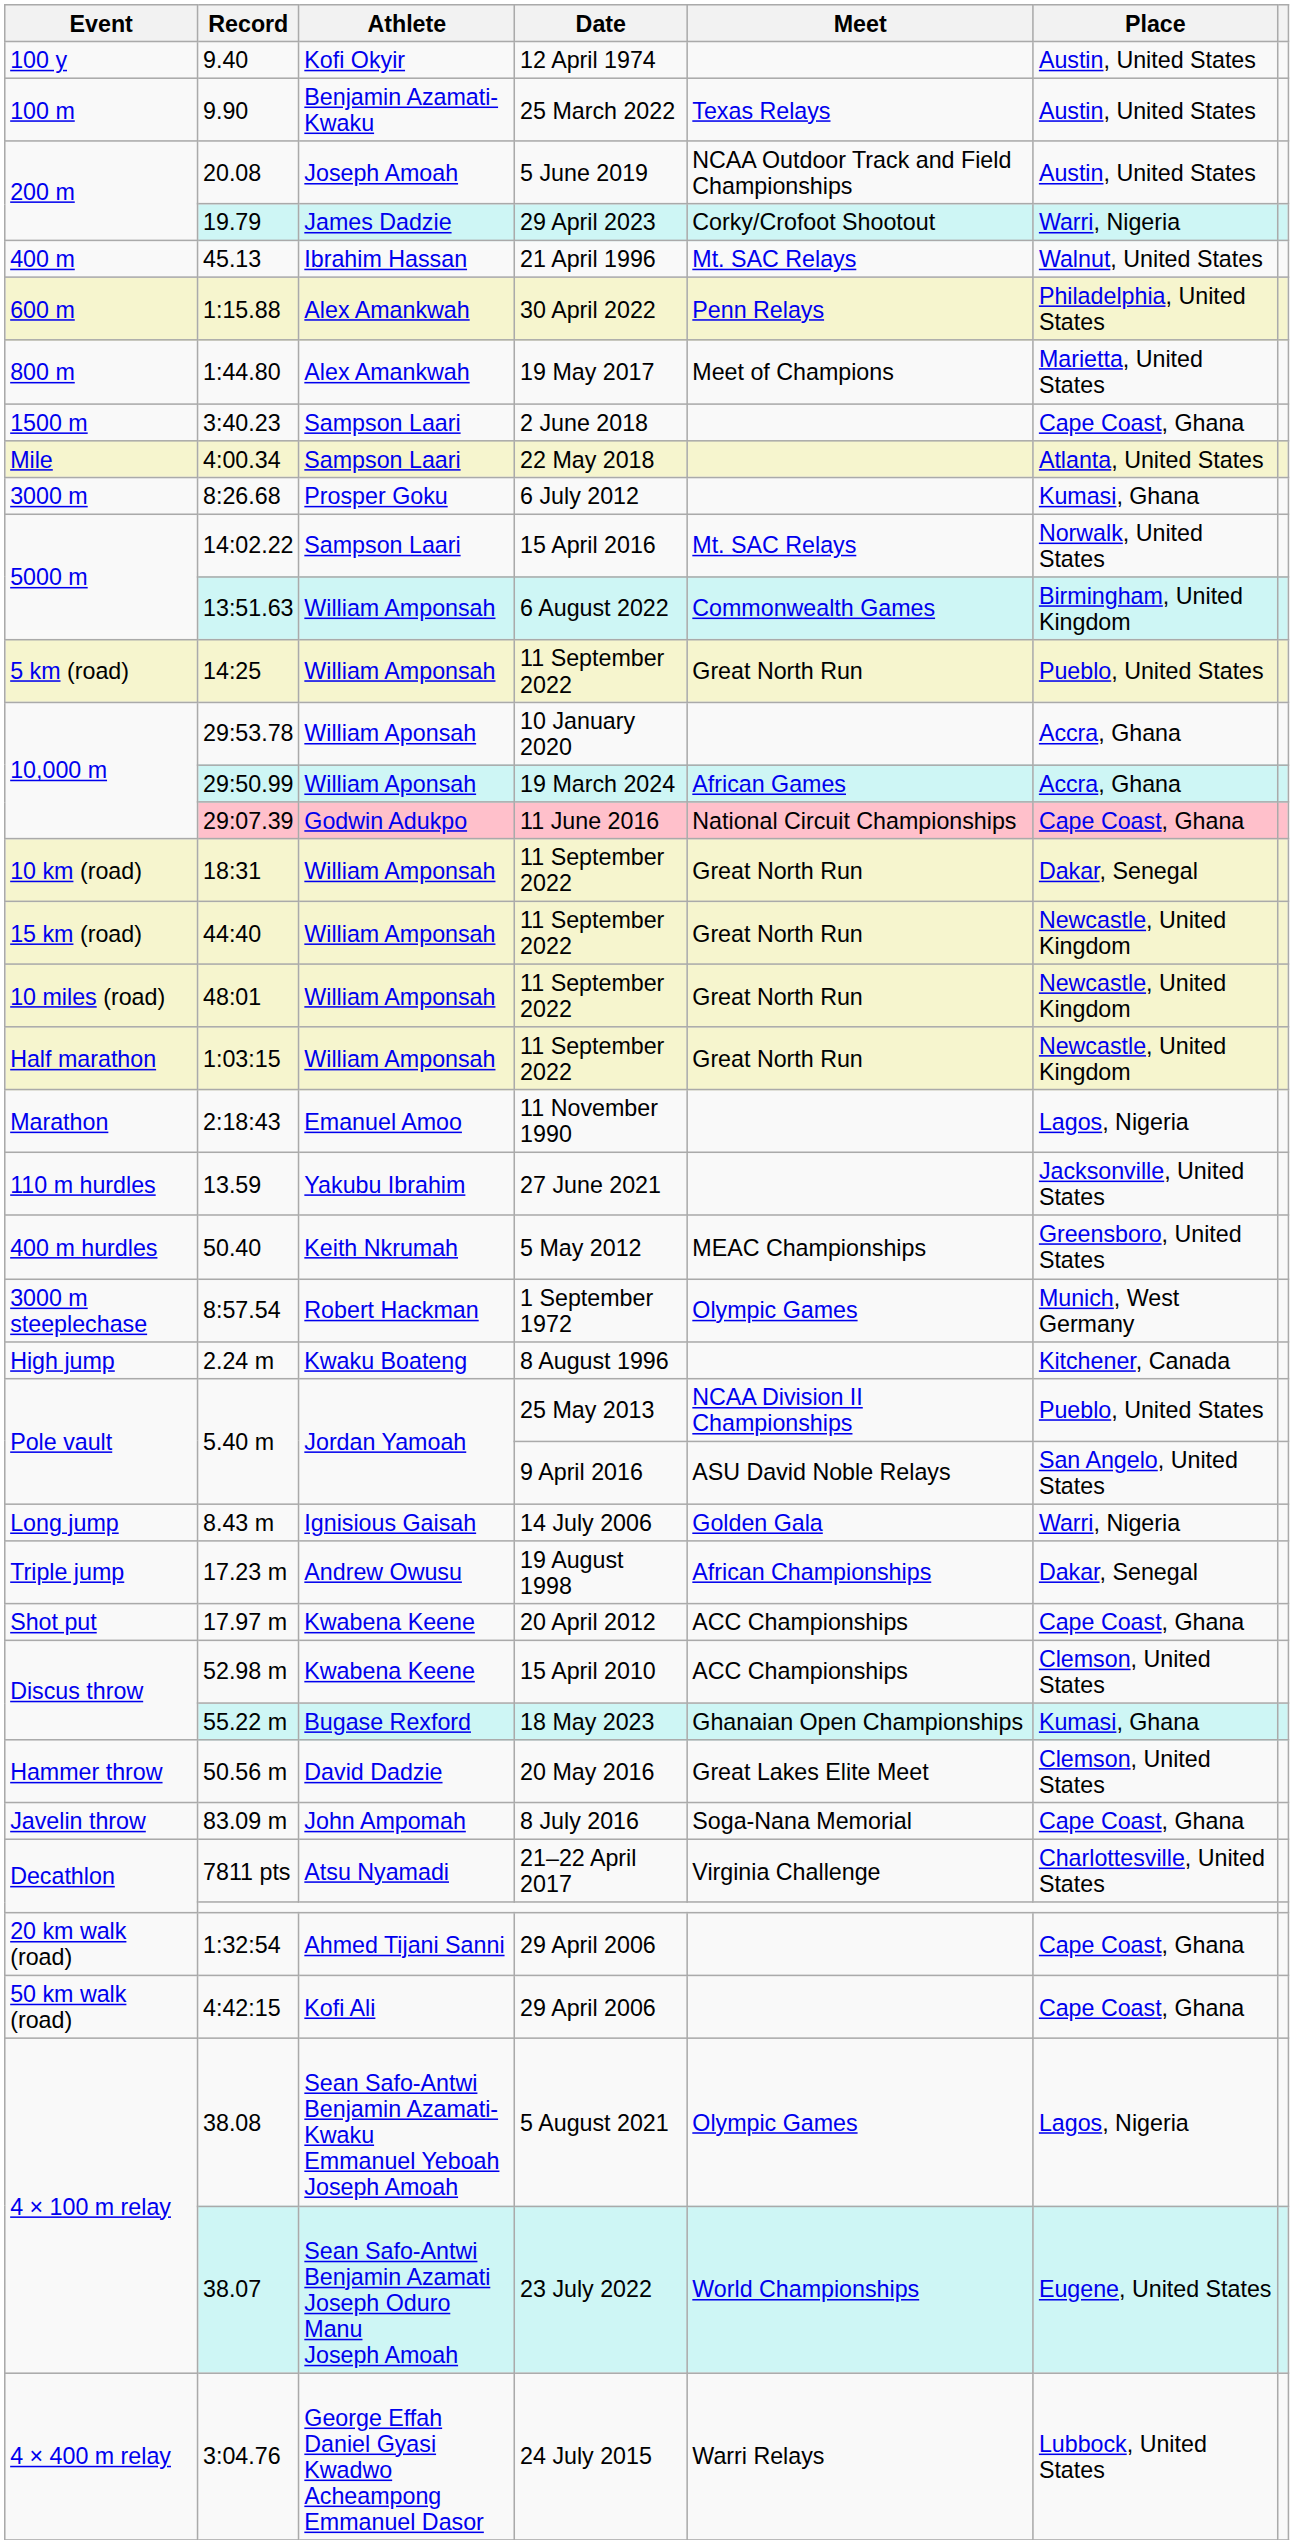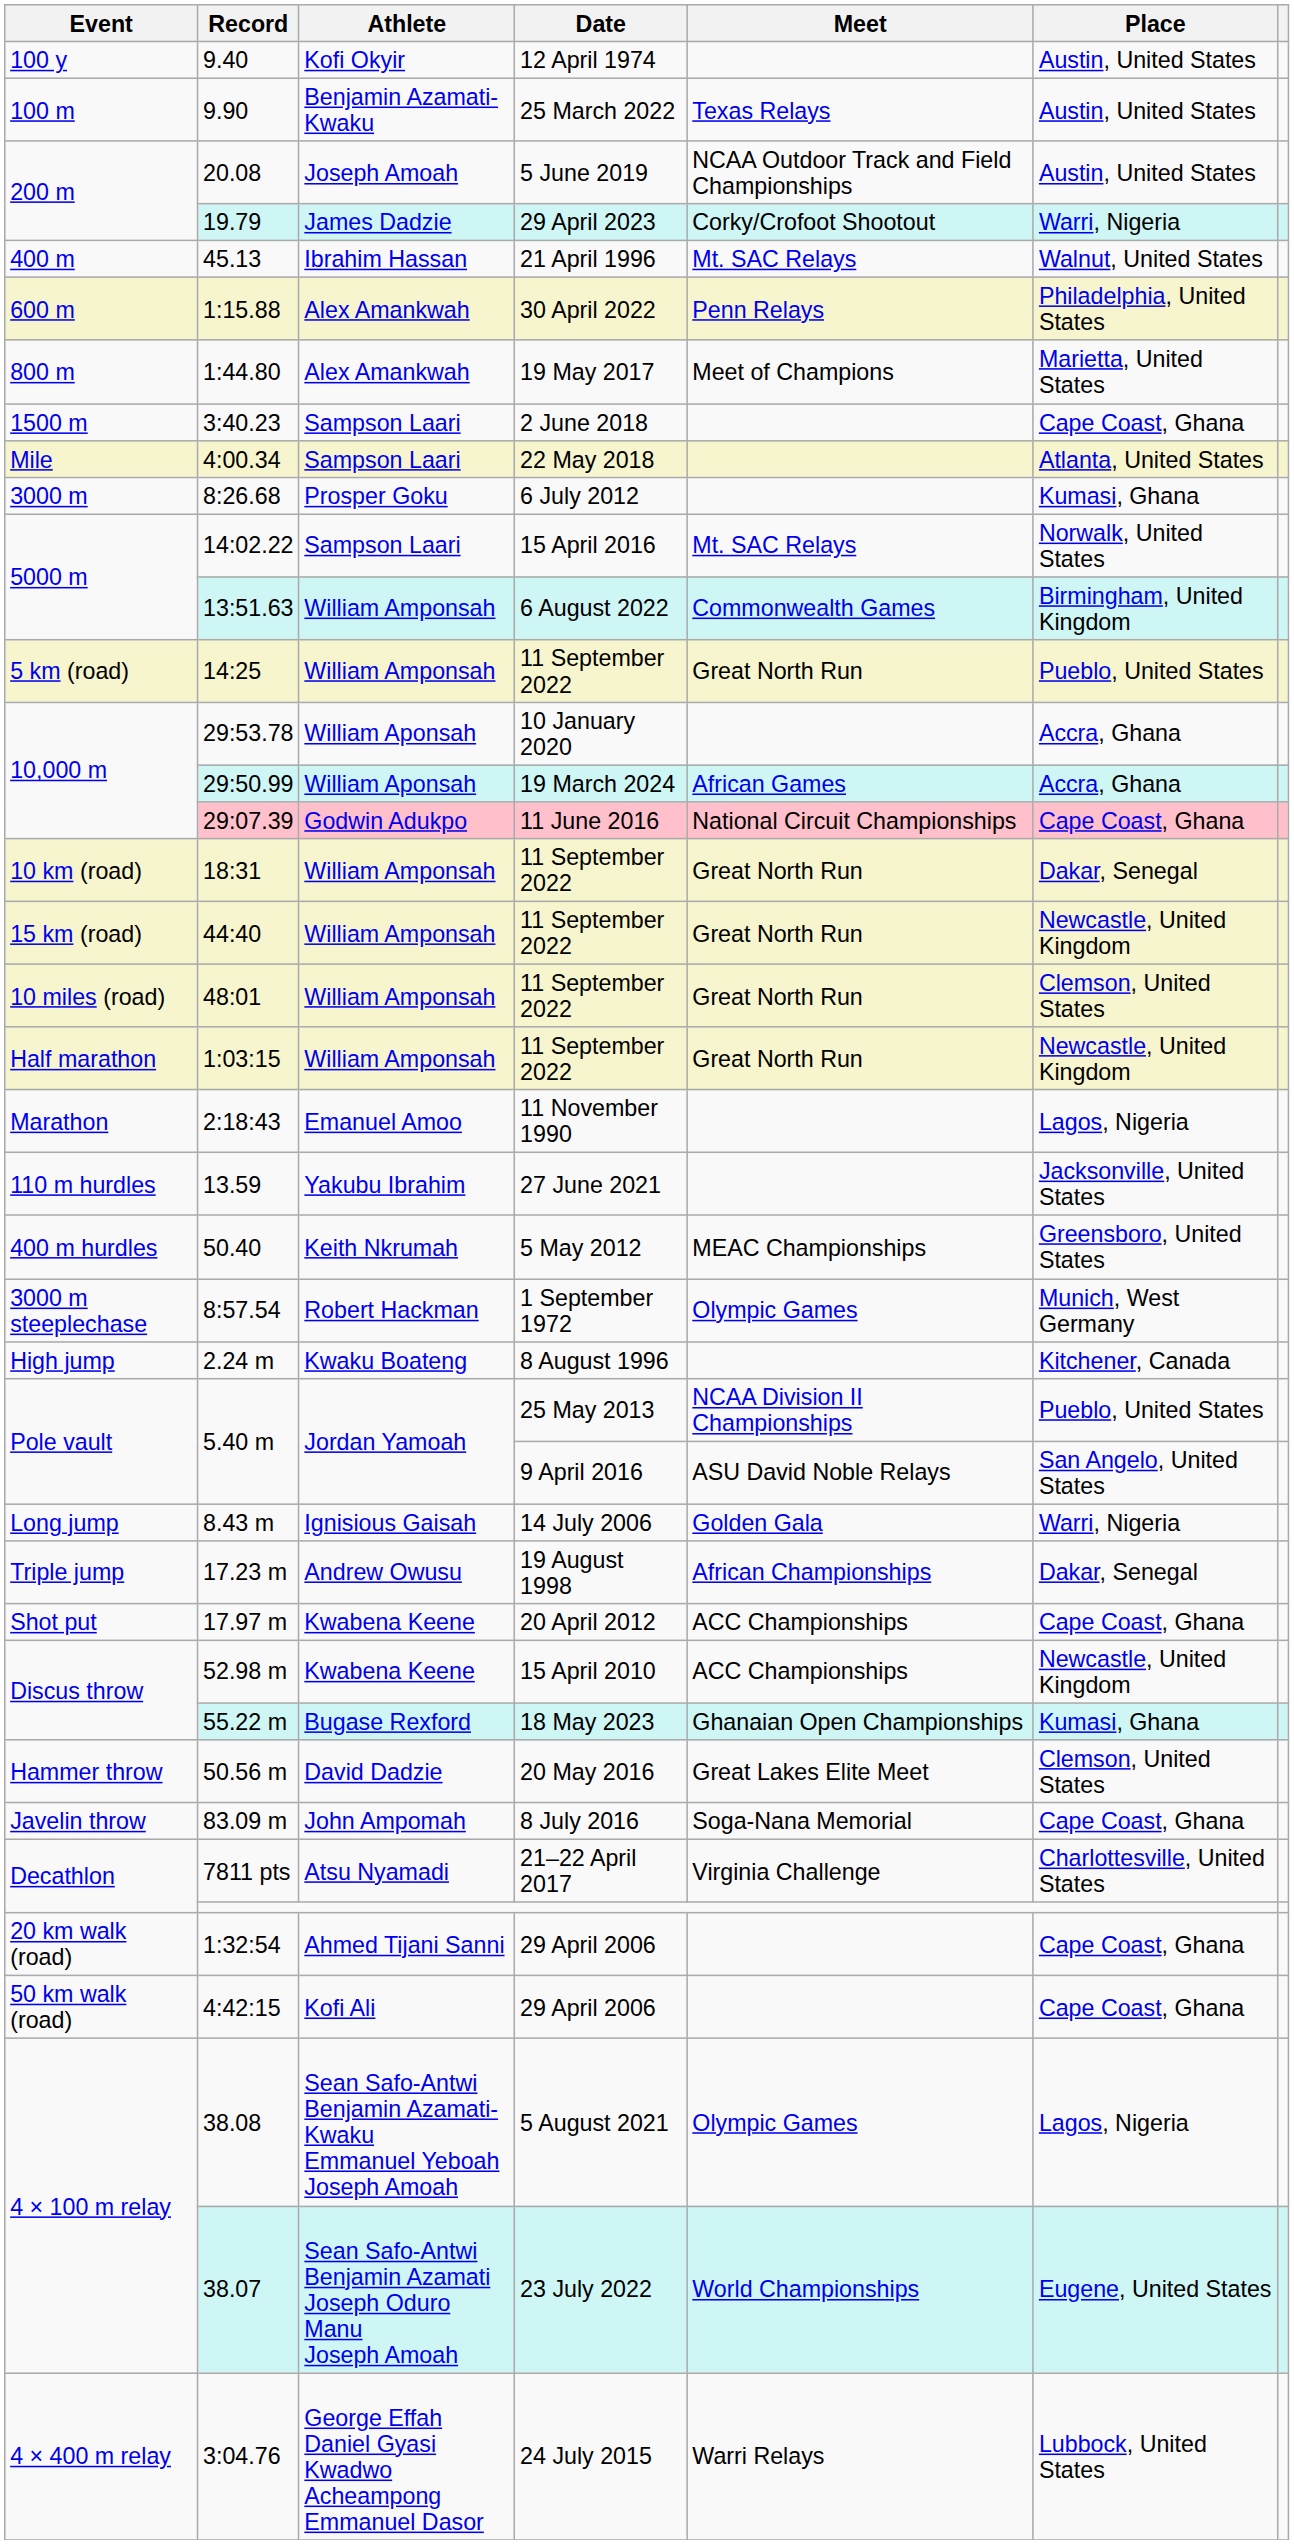(1133, 996) Newcastle, United Kingdom -> (1125, 996) Clemson, United States
(1125, 1672) Clemson, United States -> (1133, 1672) Newcastle, United Kingdom
